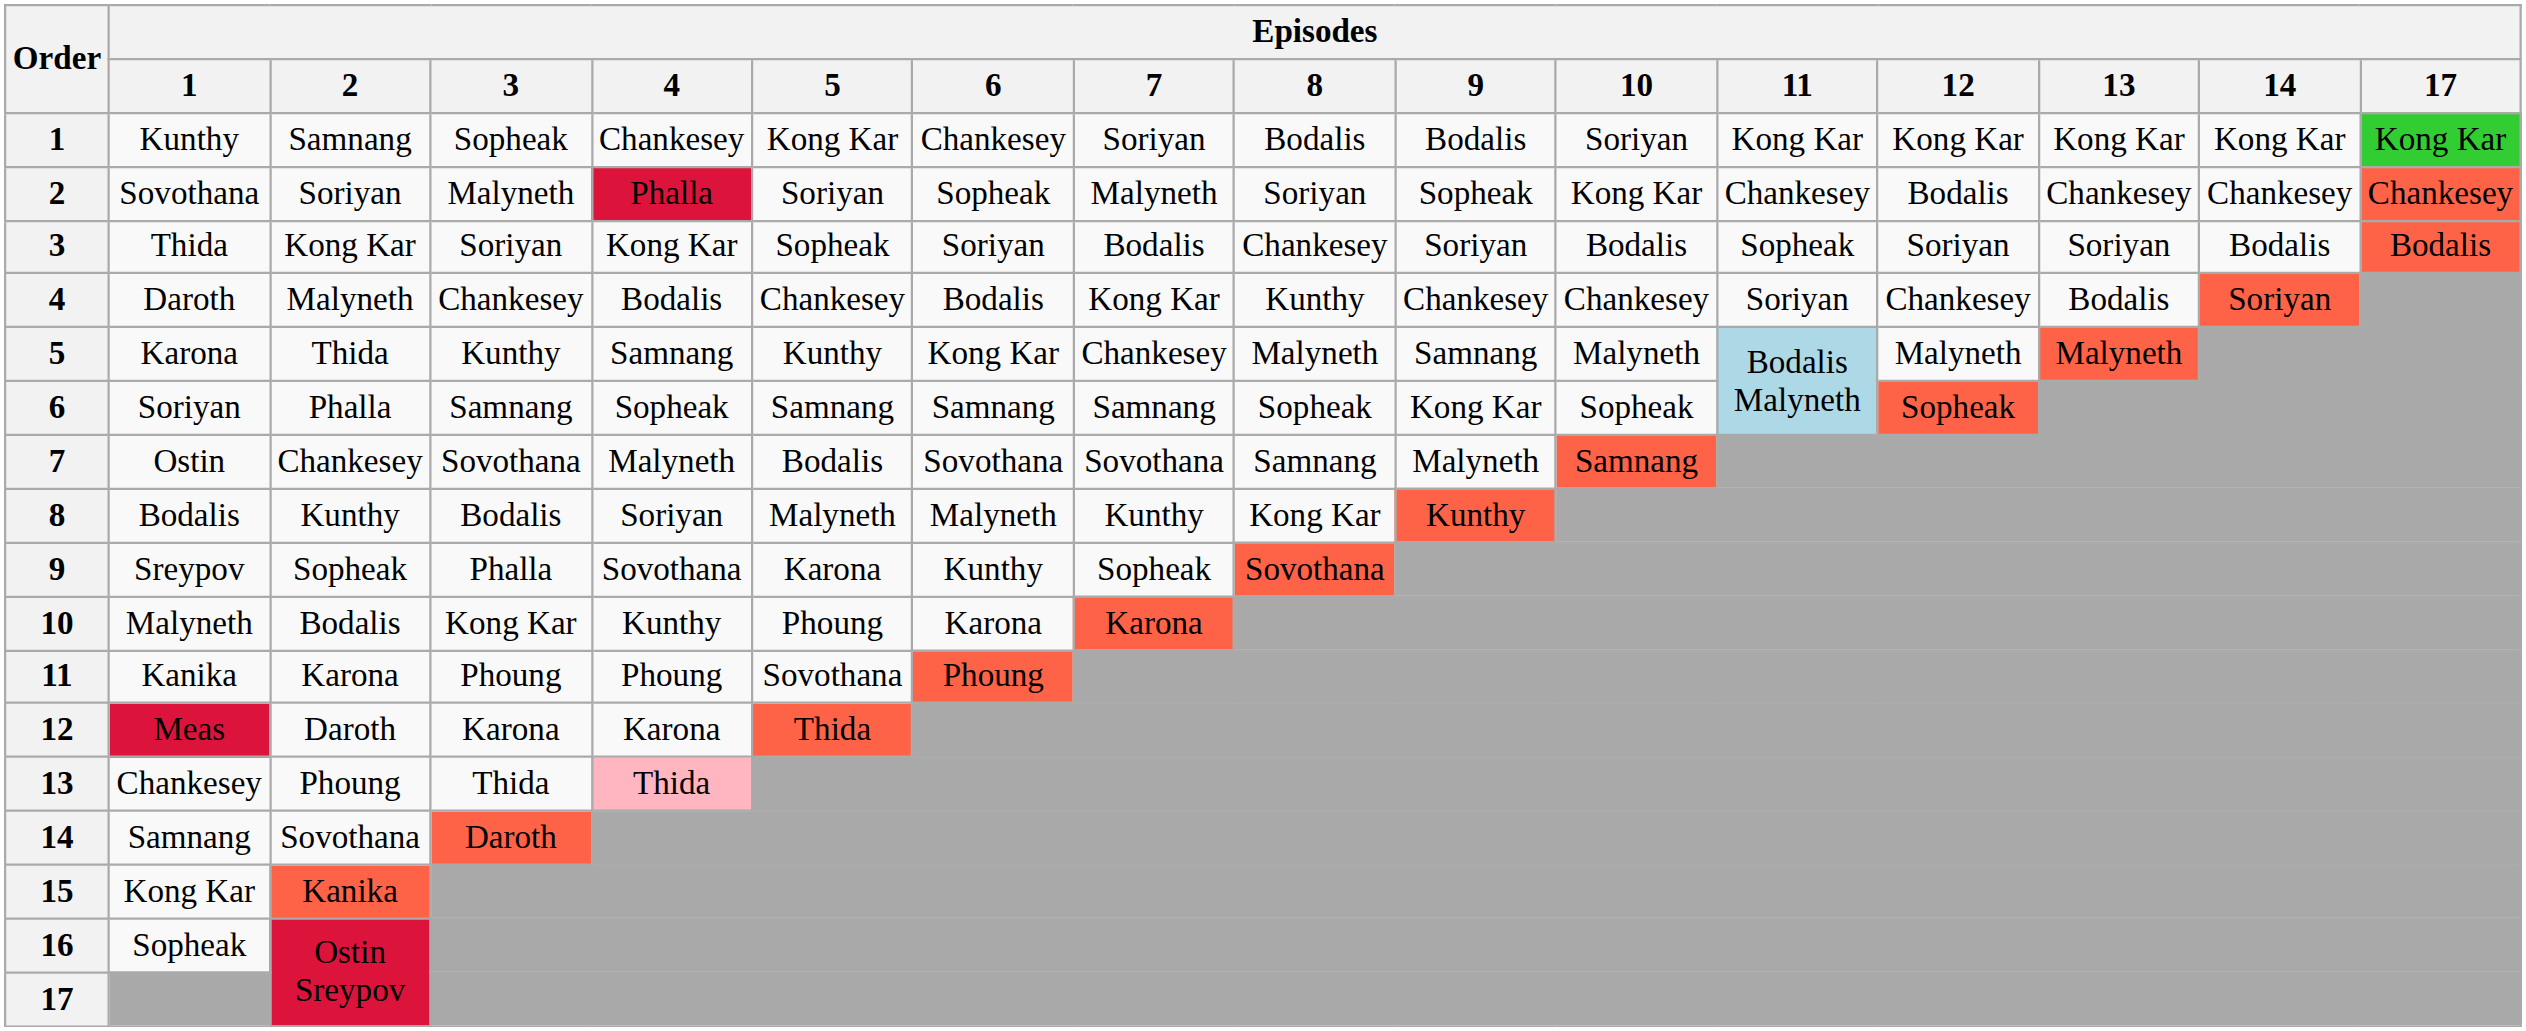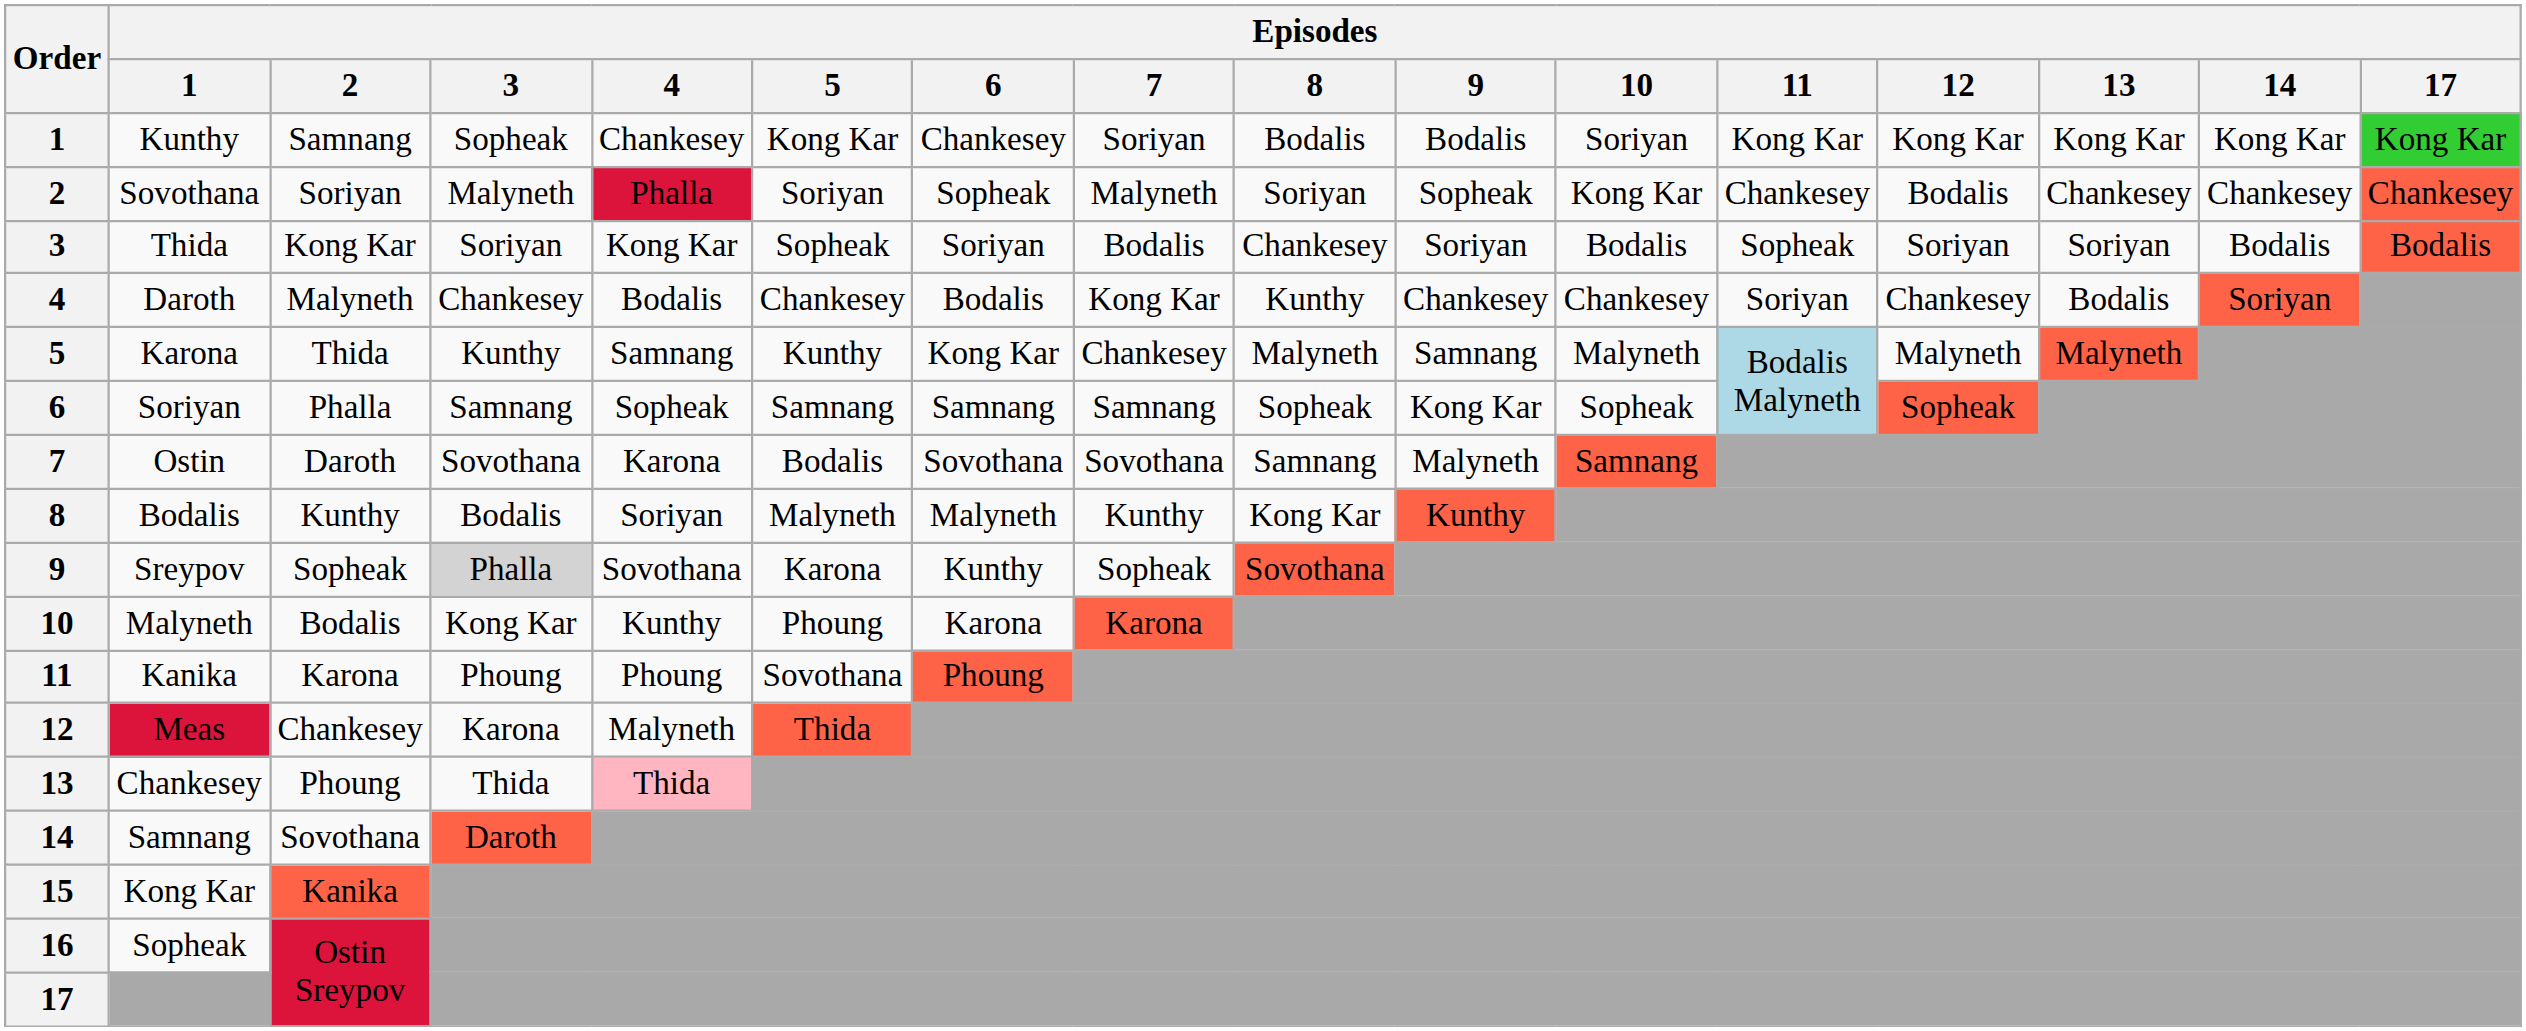(350, 460) Chankesey -> (350, 460) Daroth
(672, 460) Malyneth -> (672, 460) Karona
(511, 568) no background -> (511, 568) lightgrey background
(350, 729) Daroth -> (350, 729) Chankesey
(672, 729) Karona -> (672, 729) Malyneth
